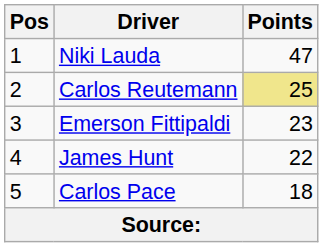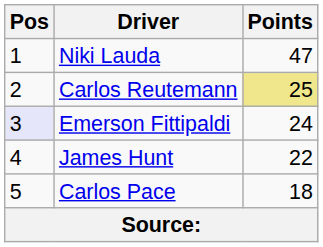(16, 124) no background -> (16, 124) lavender background
(301, 124) 23 -> (301, 124) 24
